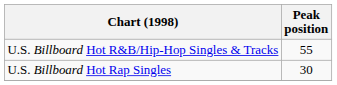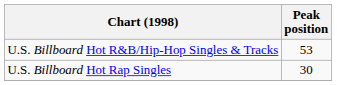(306, 49) 55 -> (306, 49) 53
